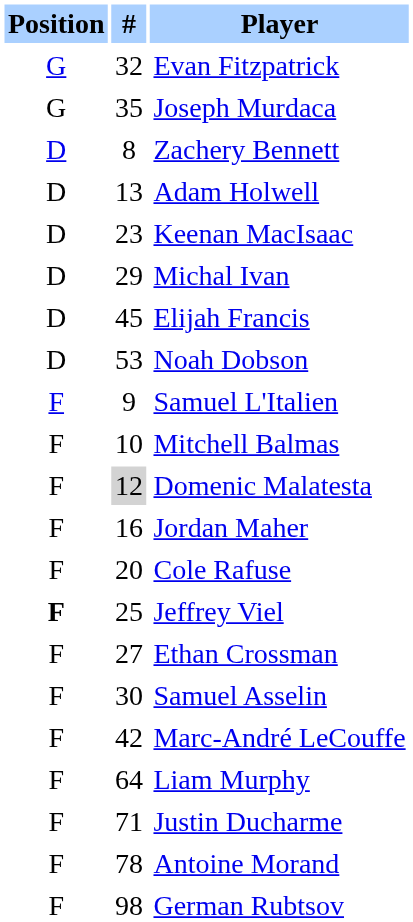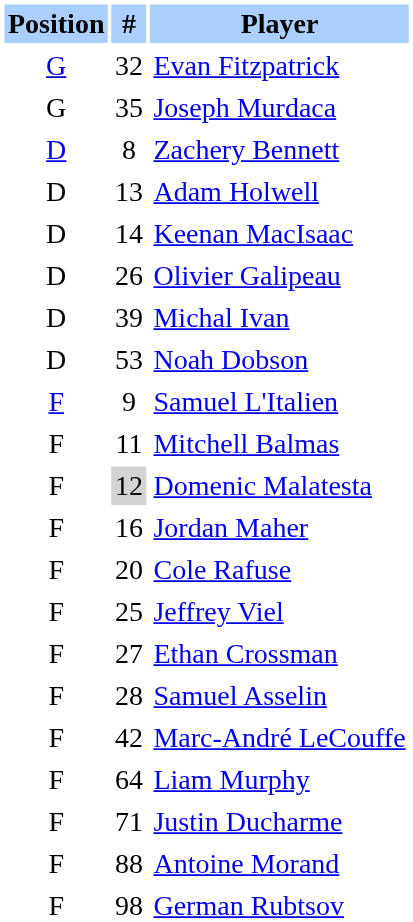(129, 233) 23 -> (129, 233) 14
+ row: (247, 275)
(129, 275) 29 -> (129, 317) 39
- row: (232, 317)
(129, 443) 10 -> (129, 443) 11
(56, 611) bold -> (56, 611) normal
(129, 695) 30 -> (129, 695) 28
(129, 863) 78 -> (129, 863) 88
